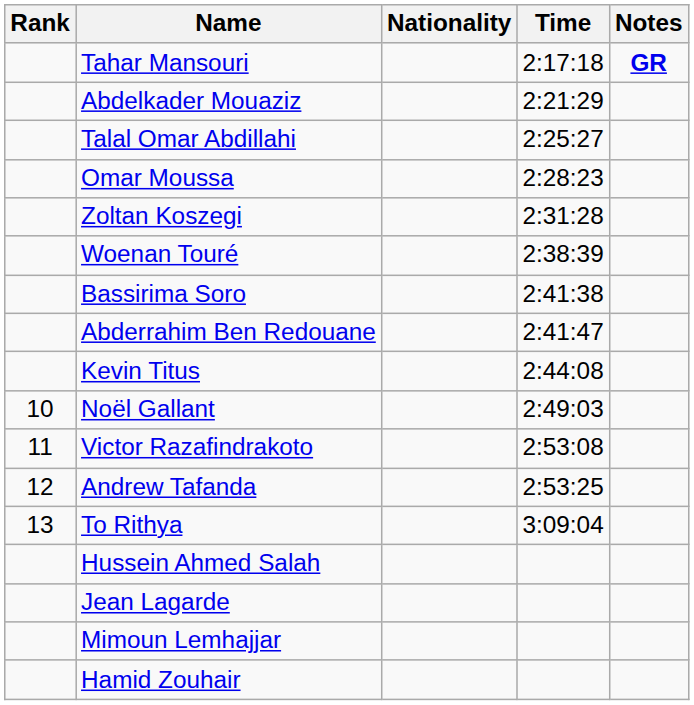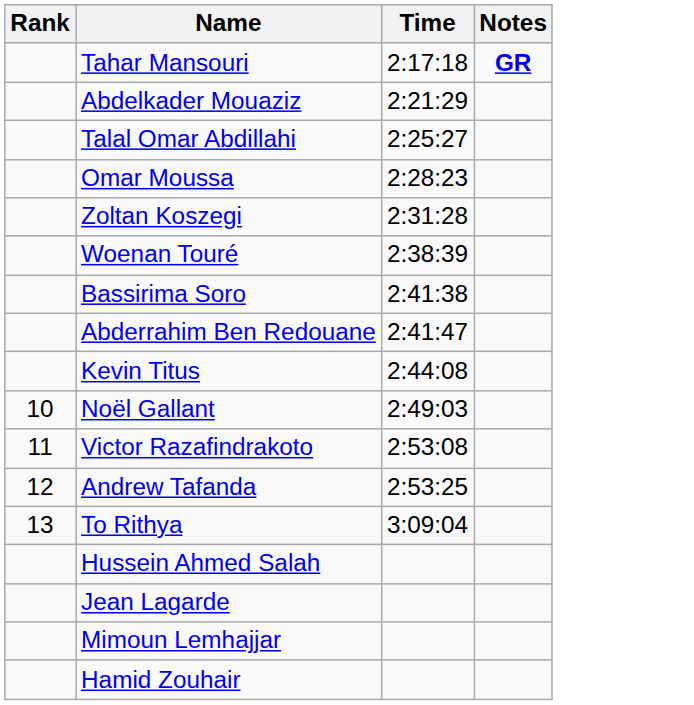- column: (449, 23)
